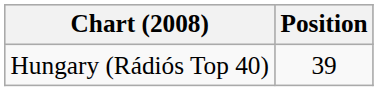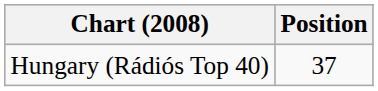(324, 64) 39 -> (324, 64) 37
